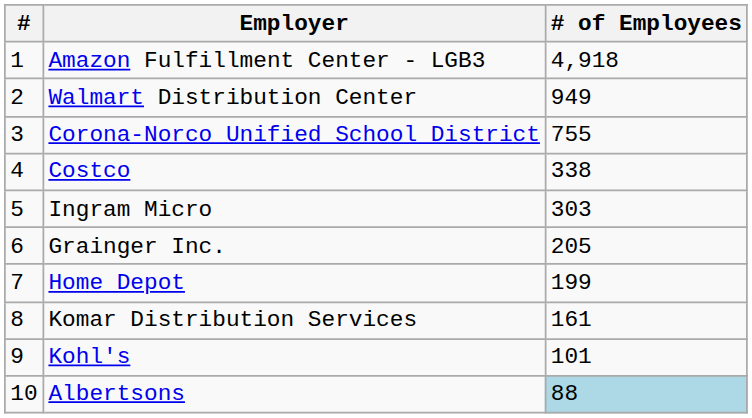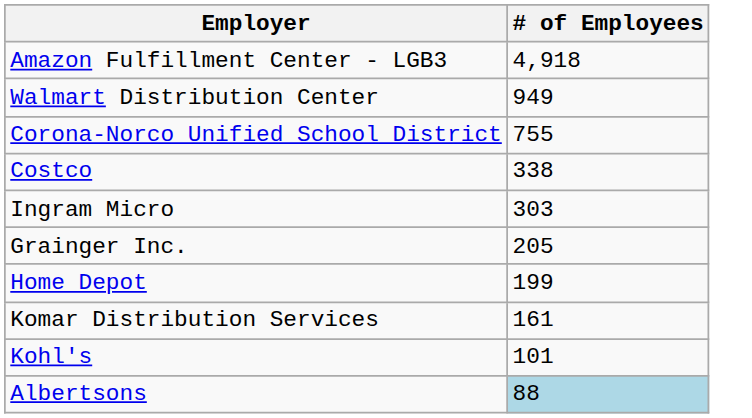- column: (24, 23)
